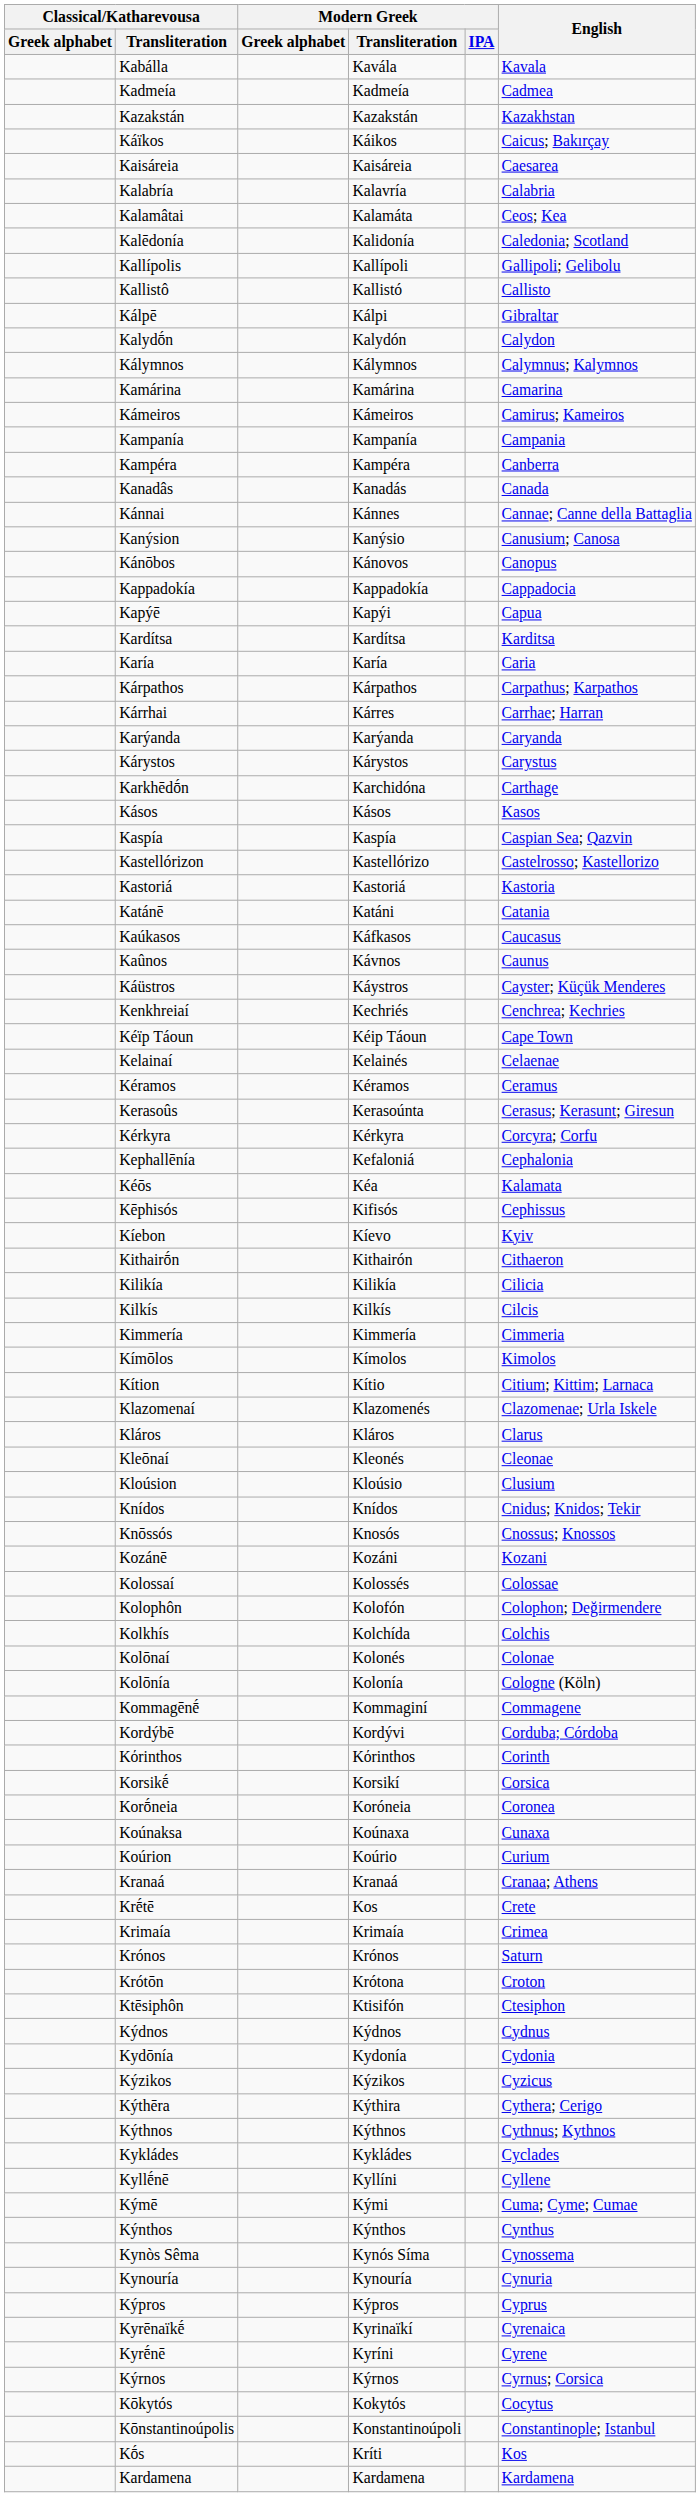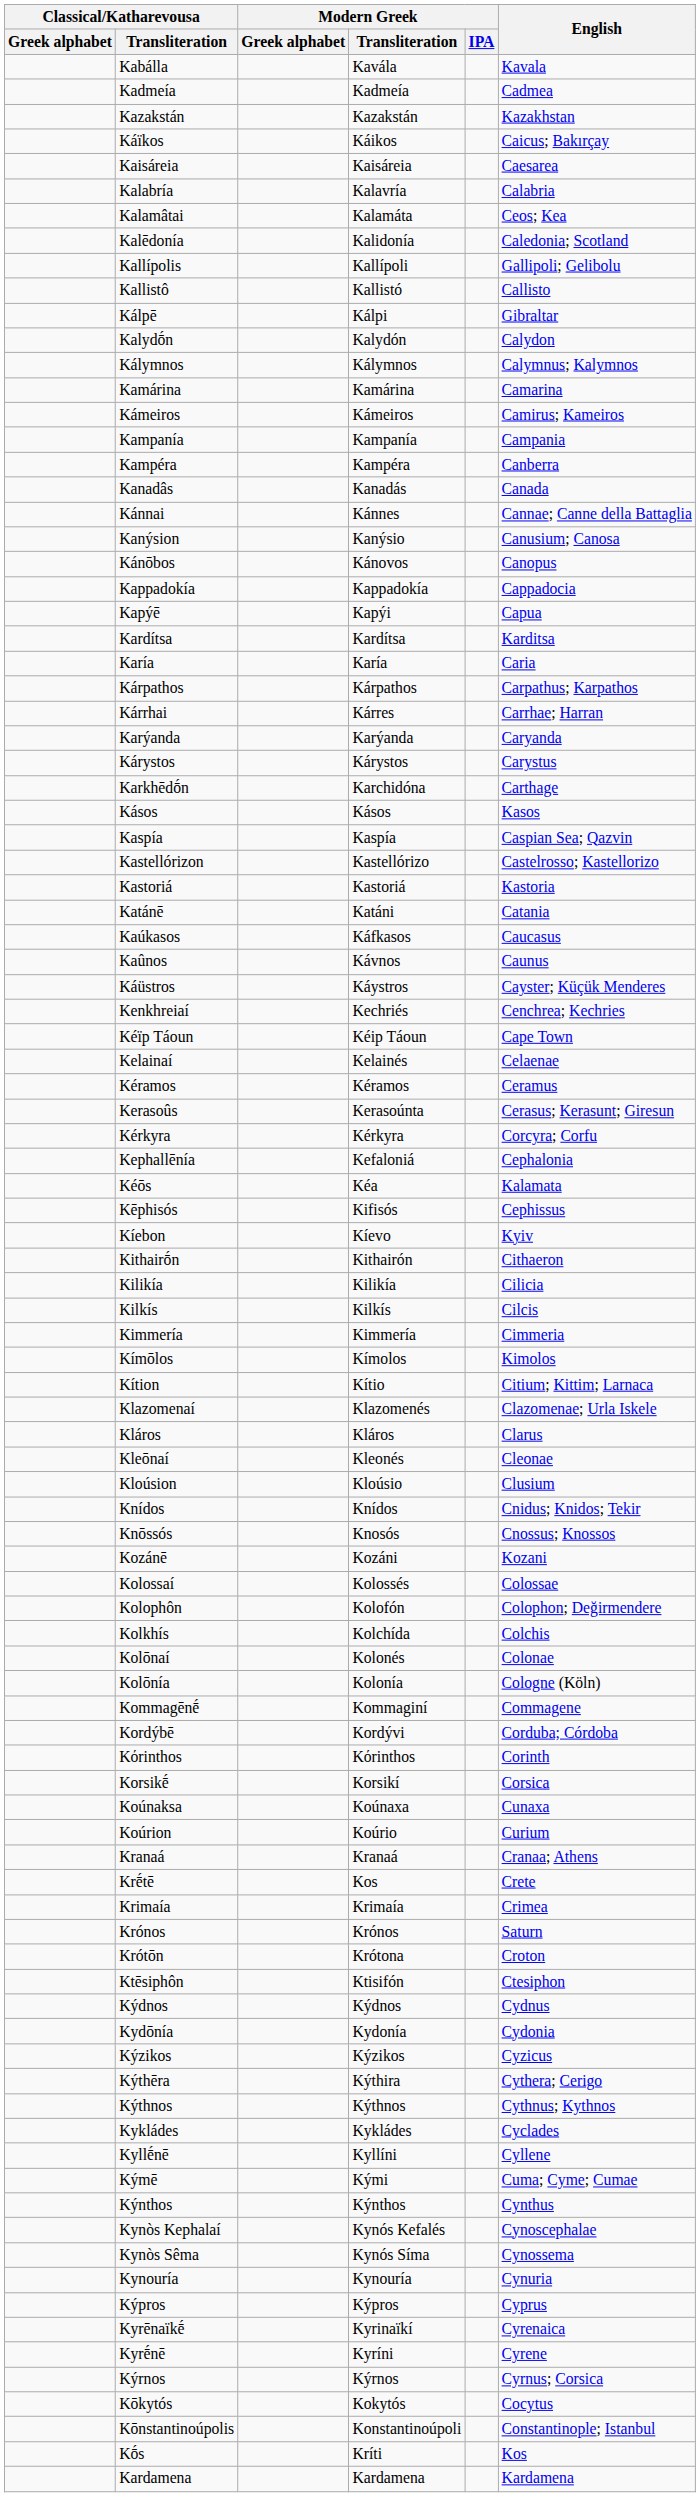- row: (148, 1807)
+ row: (170, 2230)
